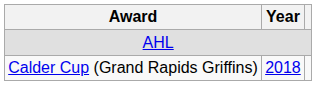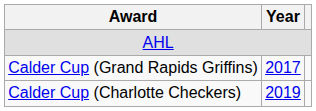(283, 67) 2018 -> (283, 67) 2017
+ row: (125, 93)
